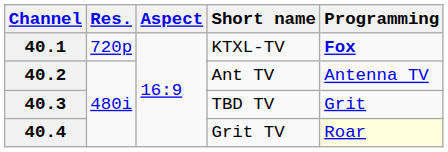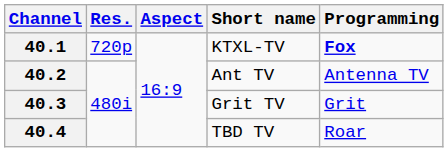(243, 104) TBD TV -> (248, 104) Grit TV
(248, 132) Grit TV -> (243, 132) TBD TV
(345, 132) lightyellow background -> (345, 132) no background
